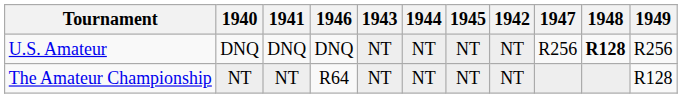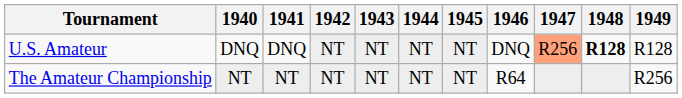columns swapped: (512, 19) <-> (334, 19)
(558, 49) no background -> (558, 49) lightsalmon background
(653, 49) R256 -> (653, 49) R128
(653, 78) R128 -> (653, 78) R256
